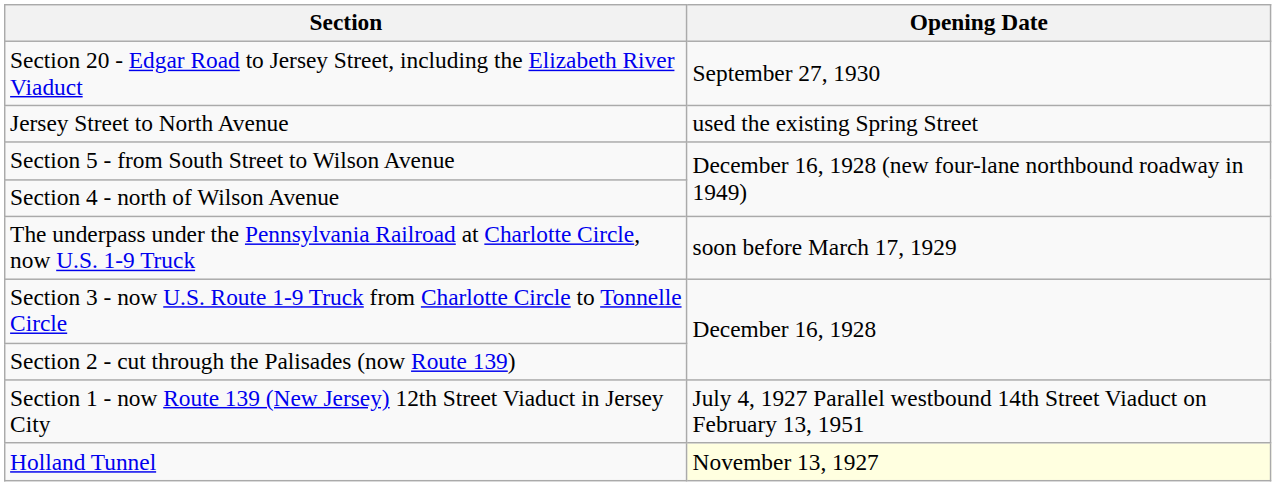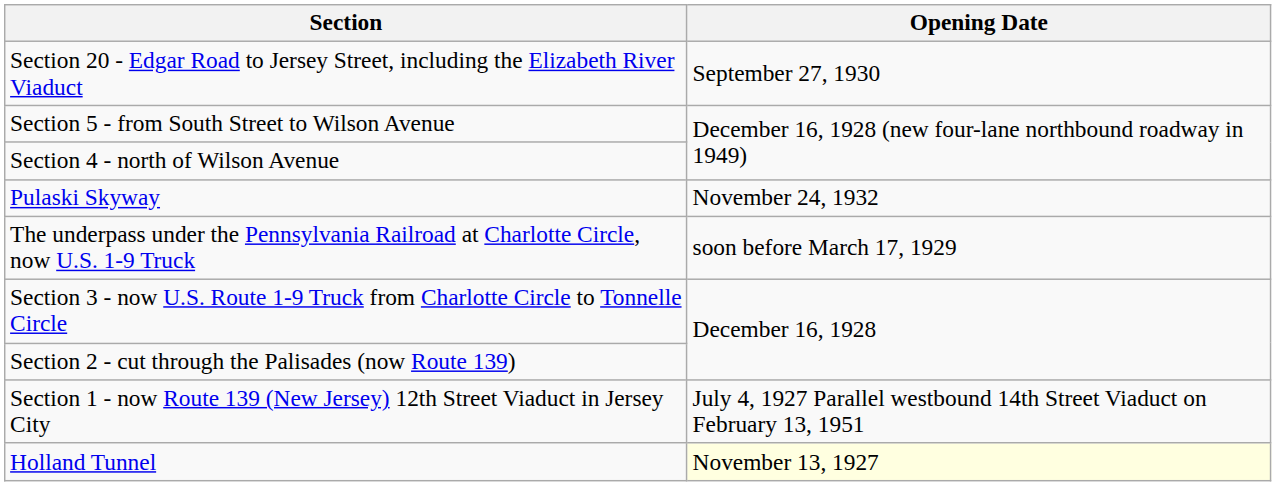- row: (149, 123)
+ row: (85, 197)
